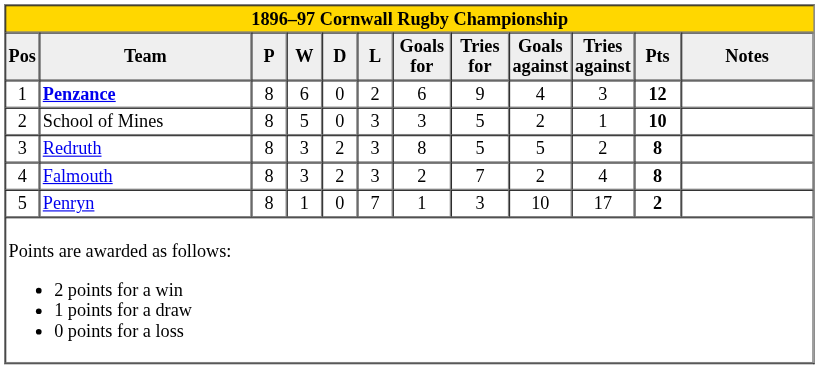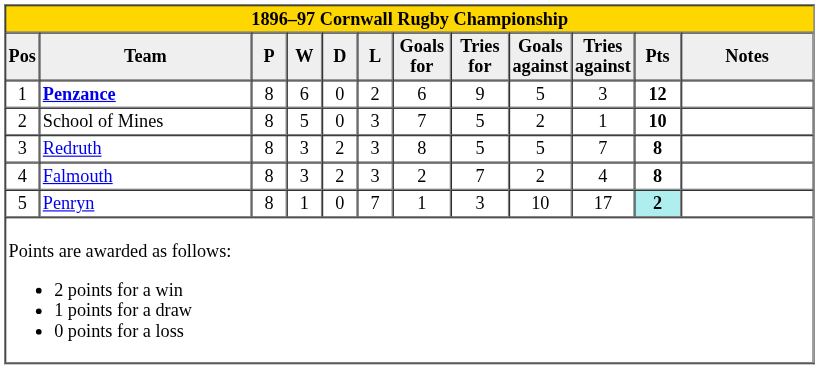(540, 93) 4 -> (540, 93) 5
(422, 121) 3 -> (422, 121) 7
(603, 148) 2 -> (603, 148) 7
(658, 203) no background -> (658, 203) paleturquoise background
